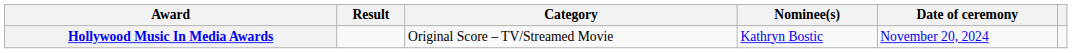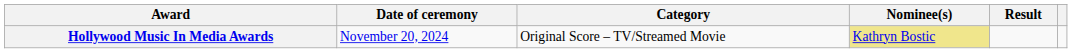columns swapped: (967, 15) <-> (371, 15)
(782, 36) no background -> (894, 36) khaki background
